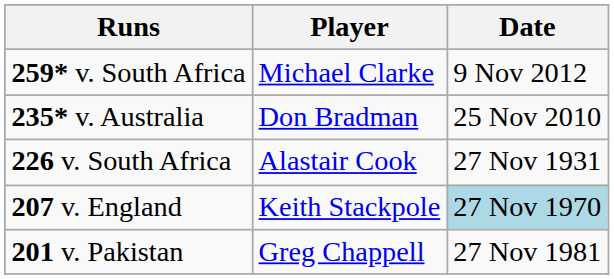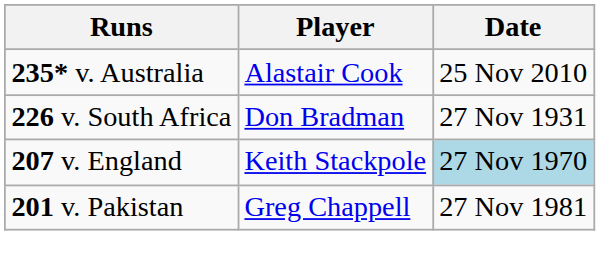- row: (128, 71)
(338, 116) Don Bradman -> (323, 71) Alastair Cook
(338, 161) Alastair Cook -> (324, 116) Don Bradman
